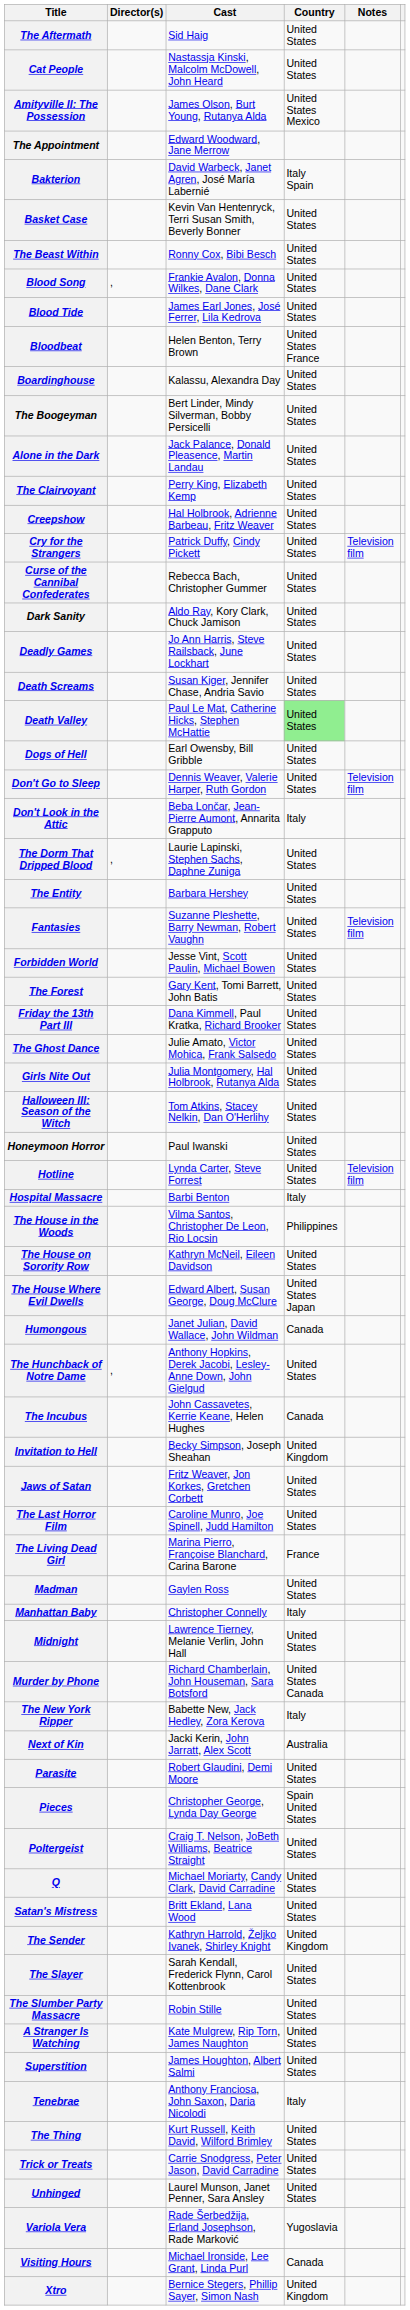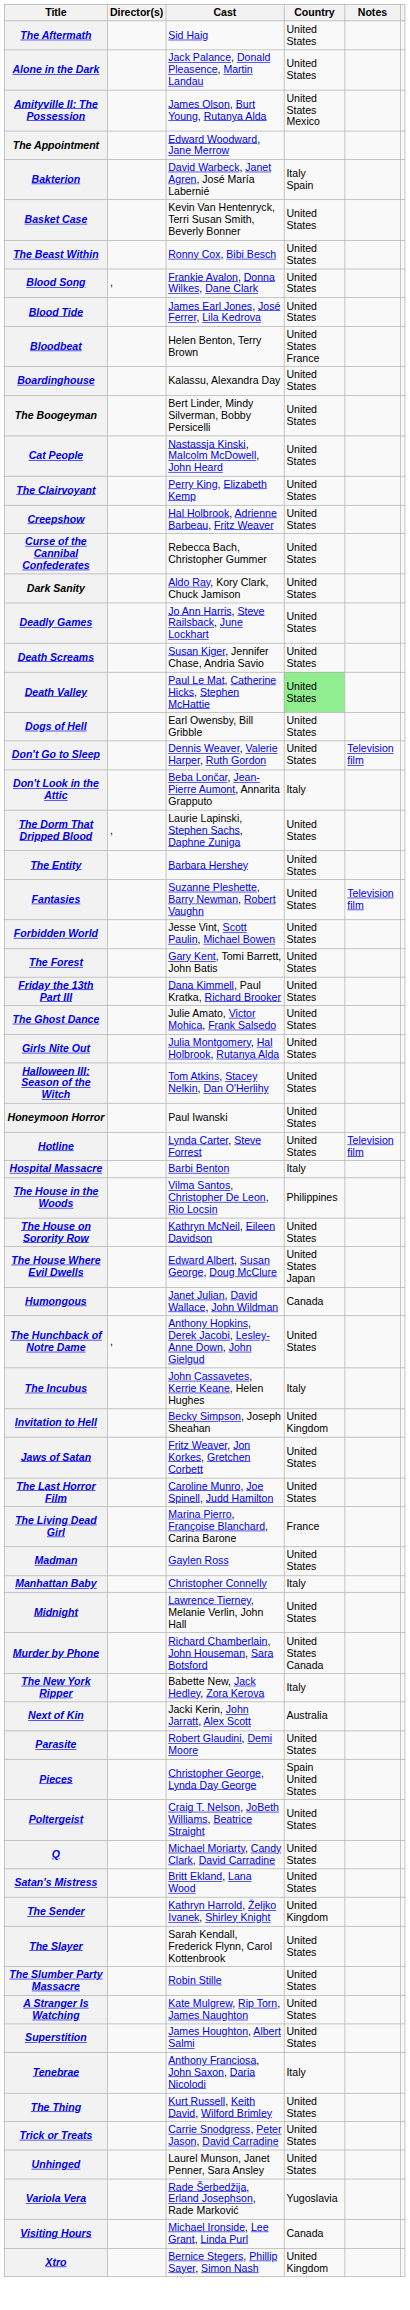rows swapped: (56, 456) <-> (56, 70)
- row: (56, 548)
(305, 1417) Canada -> (296, 1388) Italy
